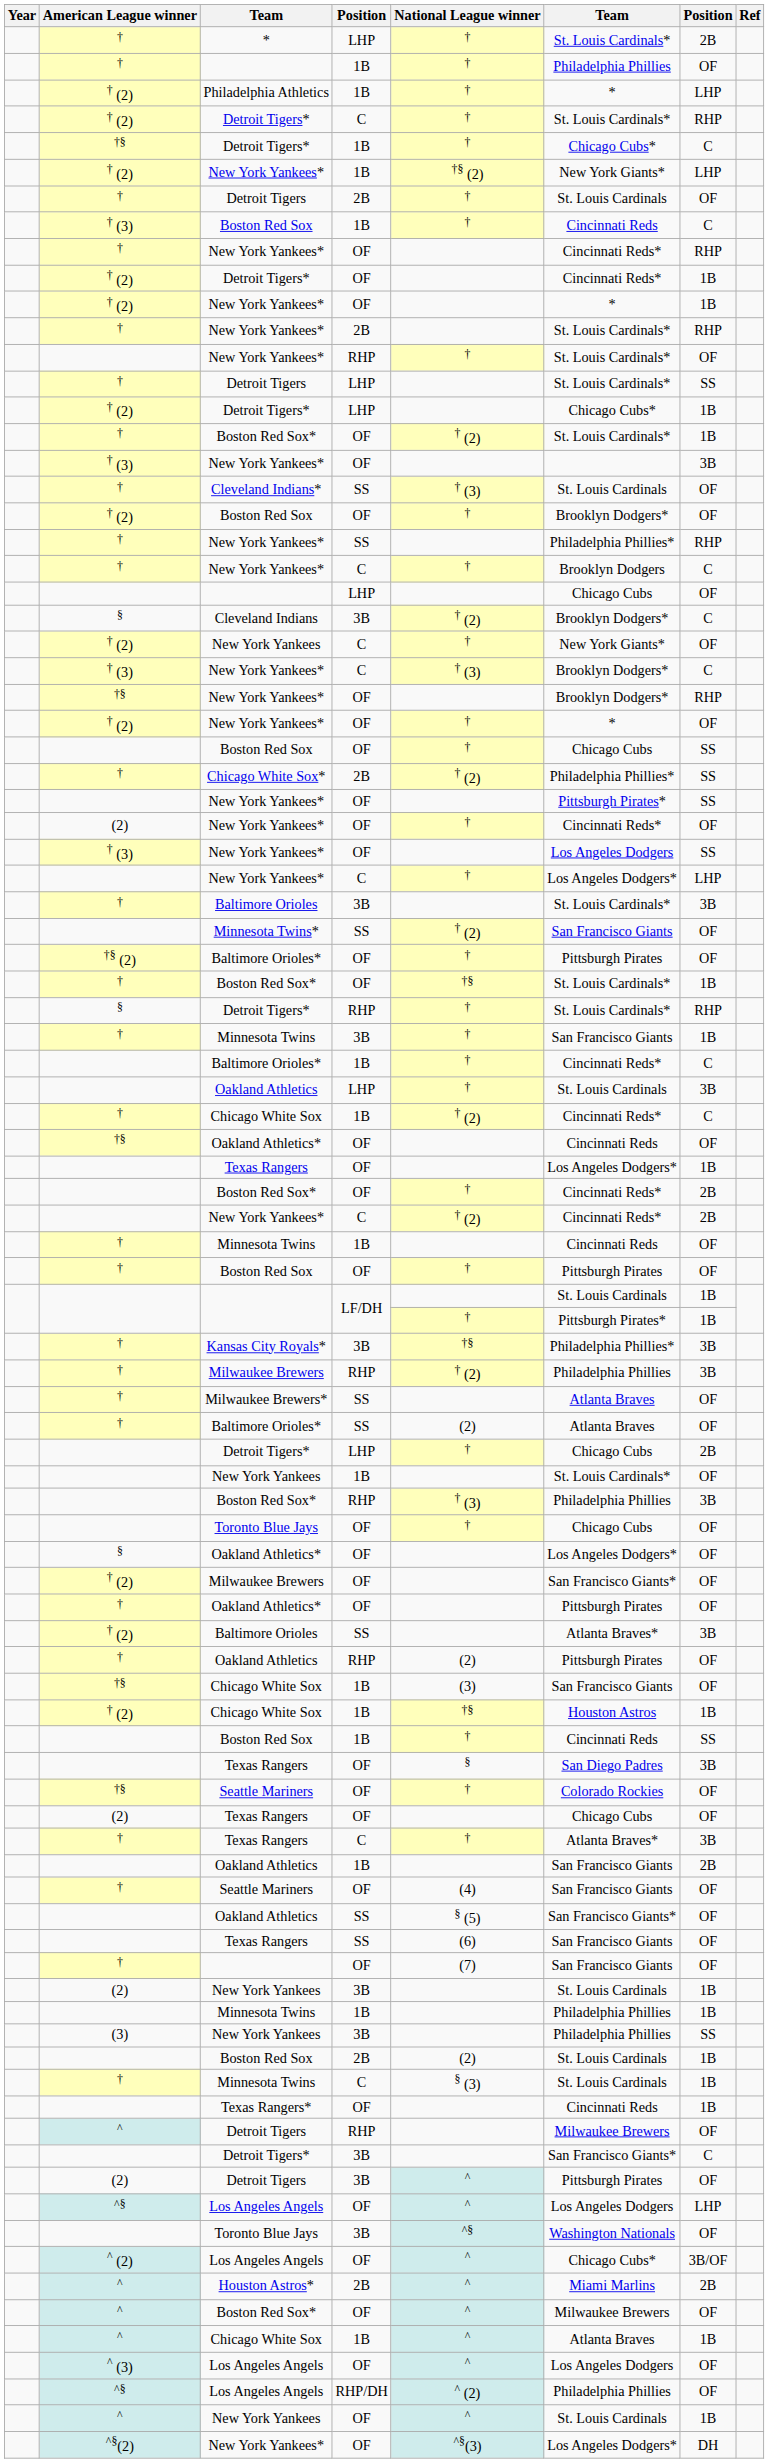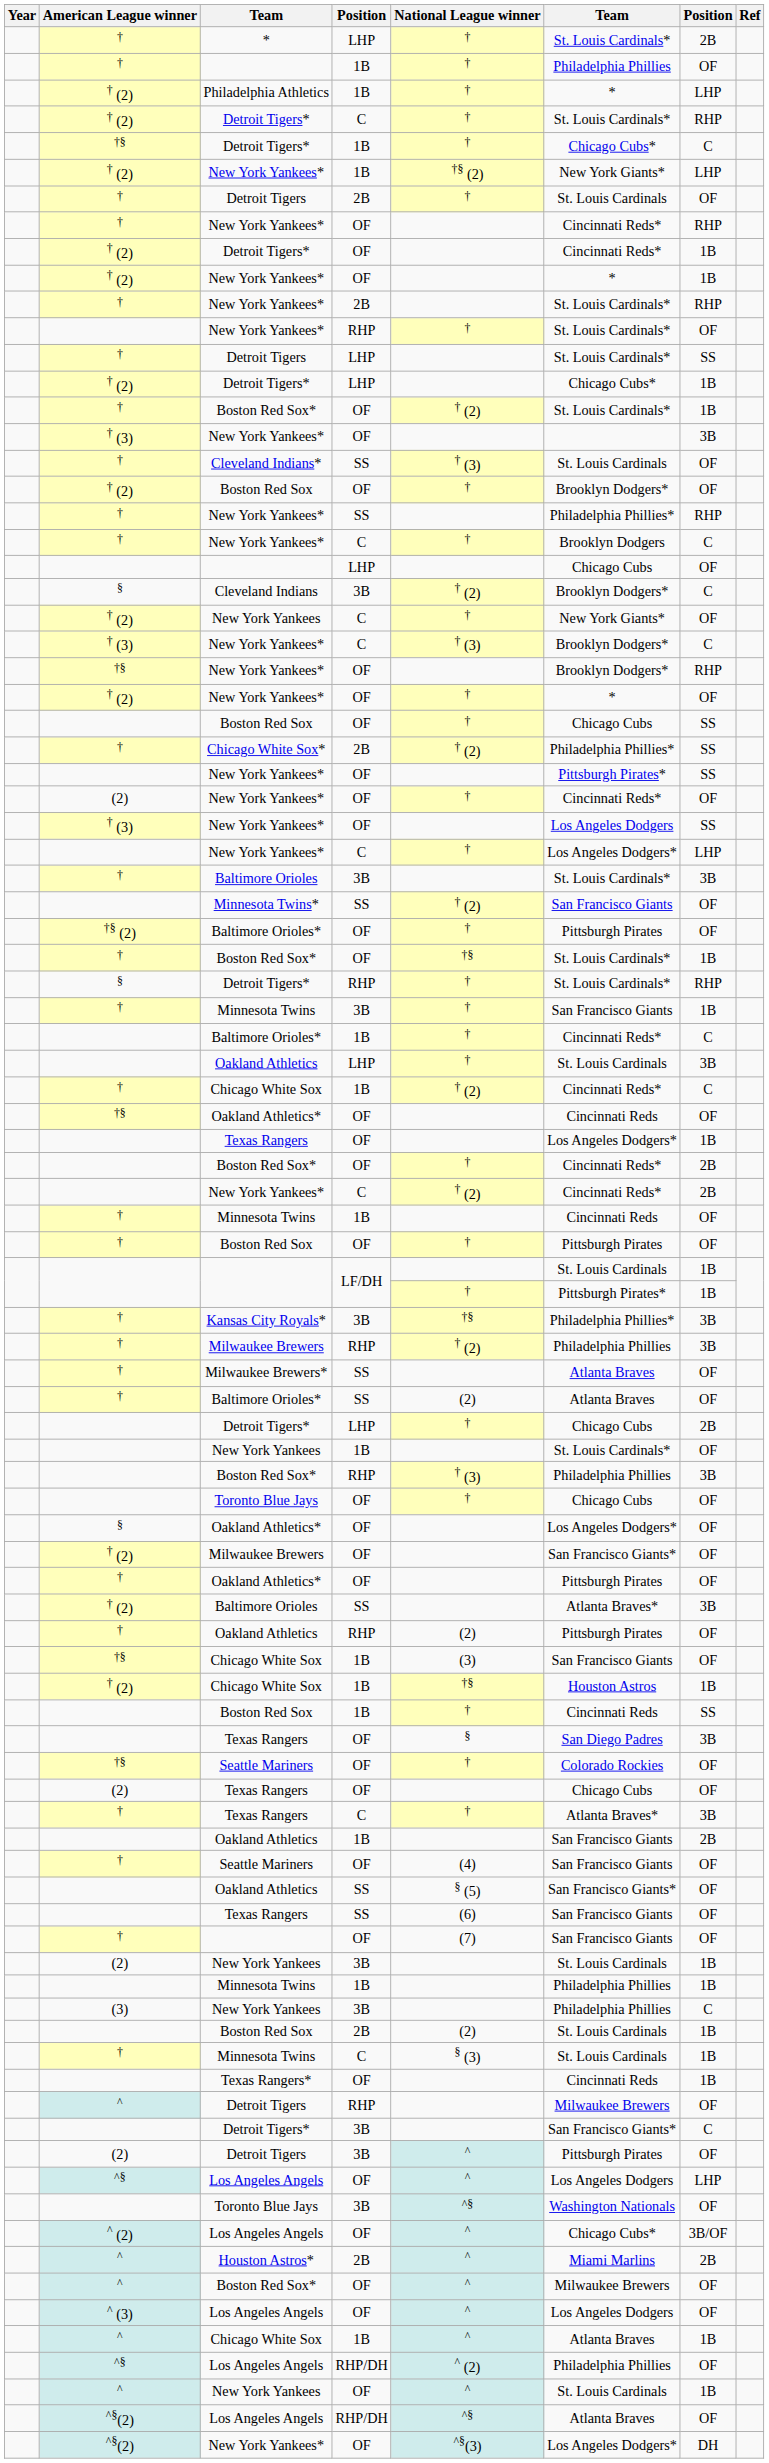- row: (120, 225)
(708, 2035) SS -> (708, 2008) C
rows swapped: (120, 2365) <-> (120, 2336)
+ row: (120, 2418)
